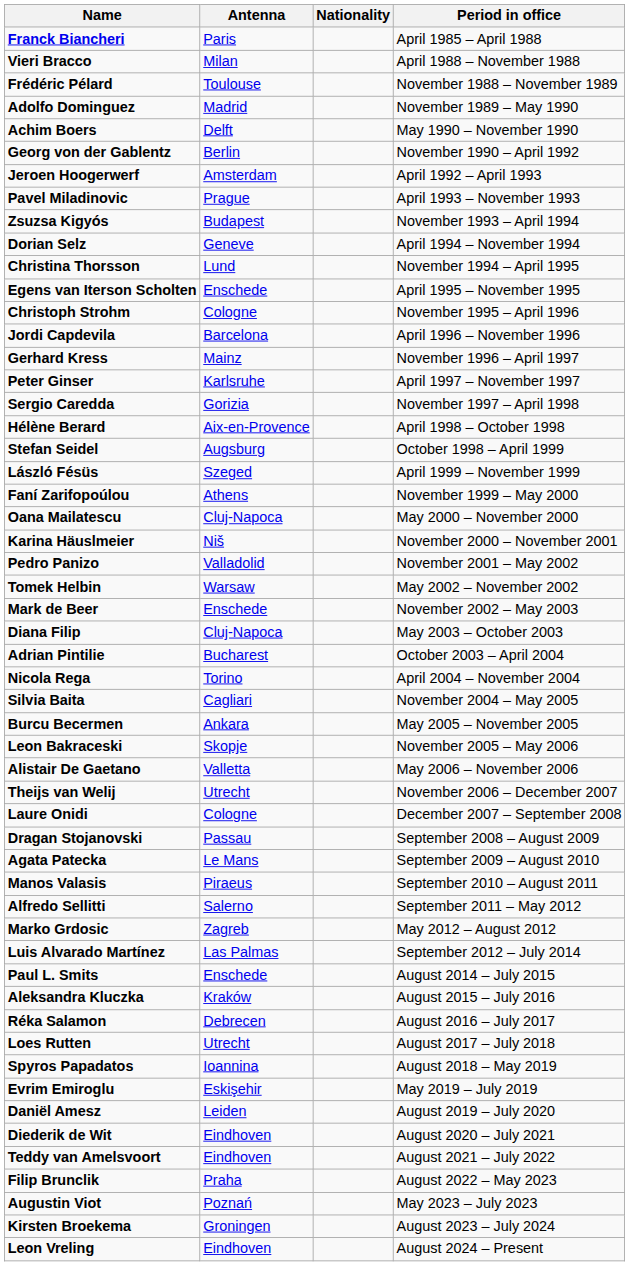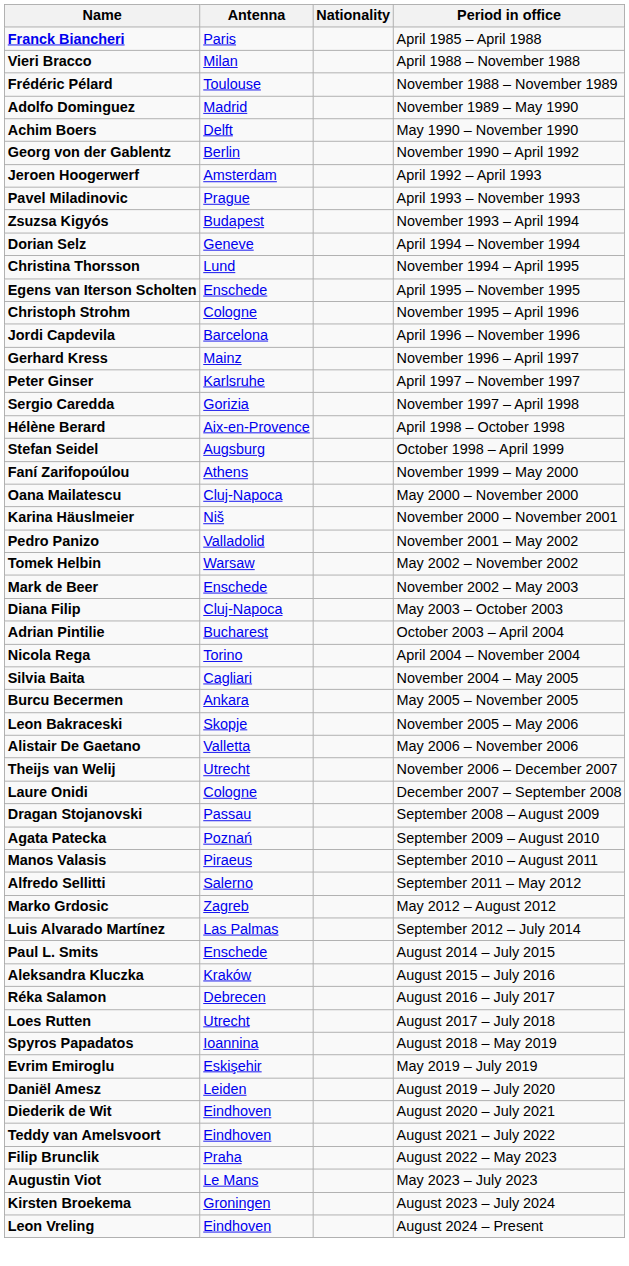- row: (53, 472)
(231, 860) Le Mans -> (228, 838) Poznań
(228, 1203) Poznań -> (231, 1180) Le Mans
